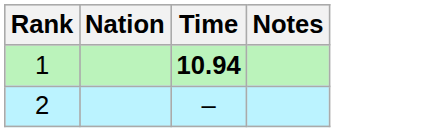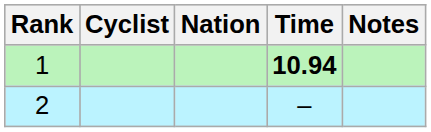+ column: (127, 24)
